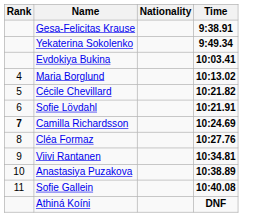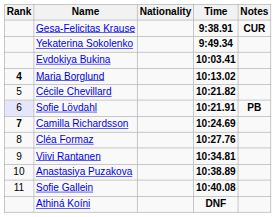+ column: (254, 12)
(19, 76) normal -> (19, 76) bold
(19, 108) no background -> (19, 108) lavender background
